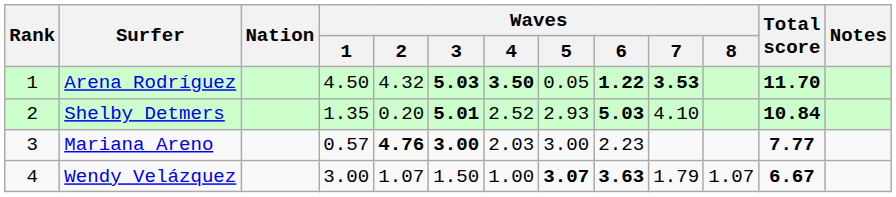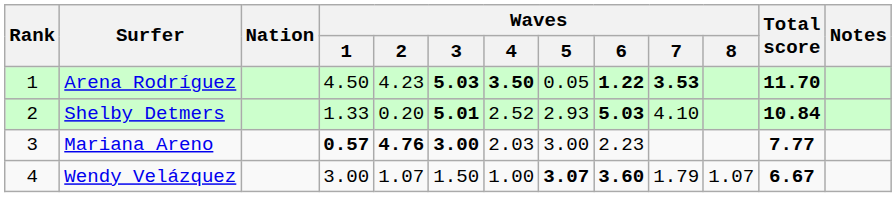(401, 83) 4.32 -> (401, 83) 4.23
(346, 114) 1.35 -> (346, 114) 1.33
(346, 145) normal -> (346, 145) bold
(621, 176) 3.63 -> (621, 176) 3.60
